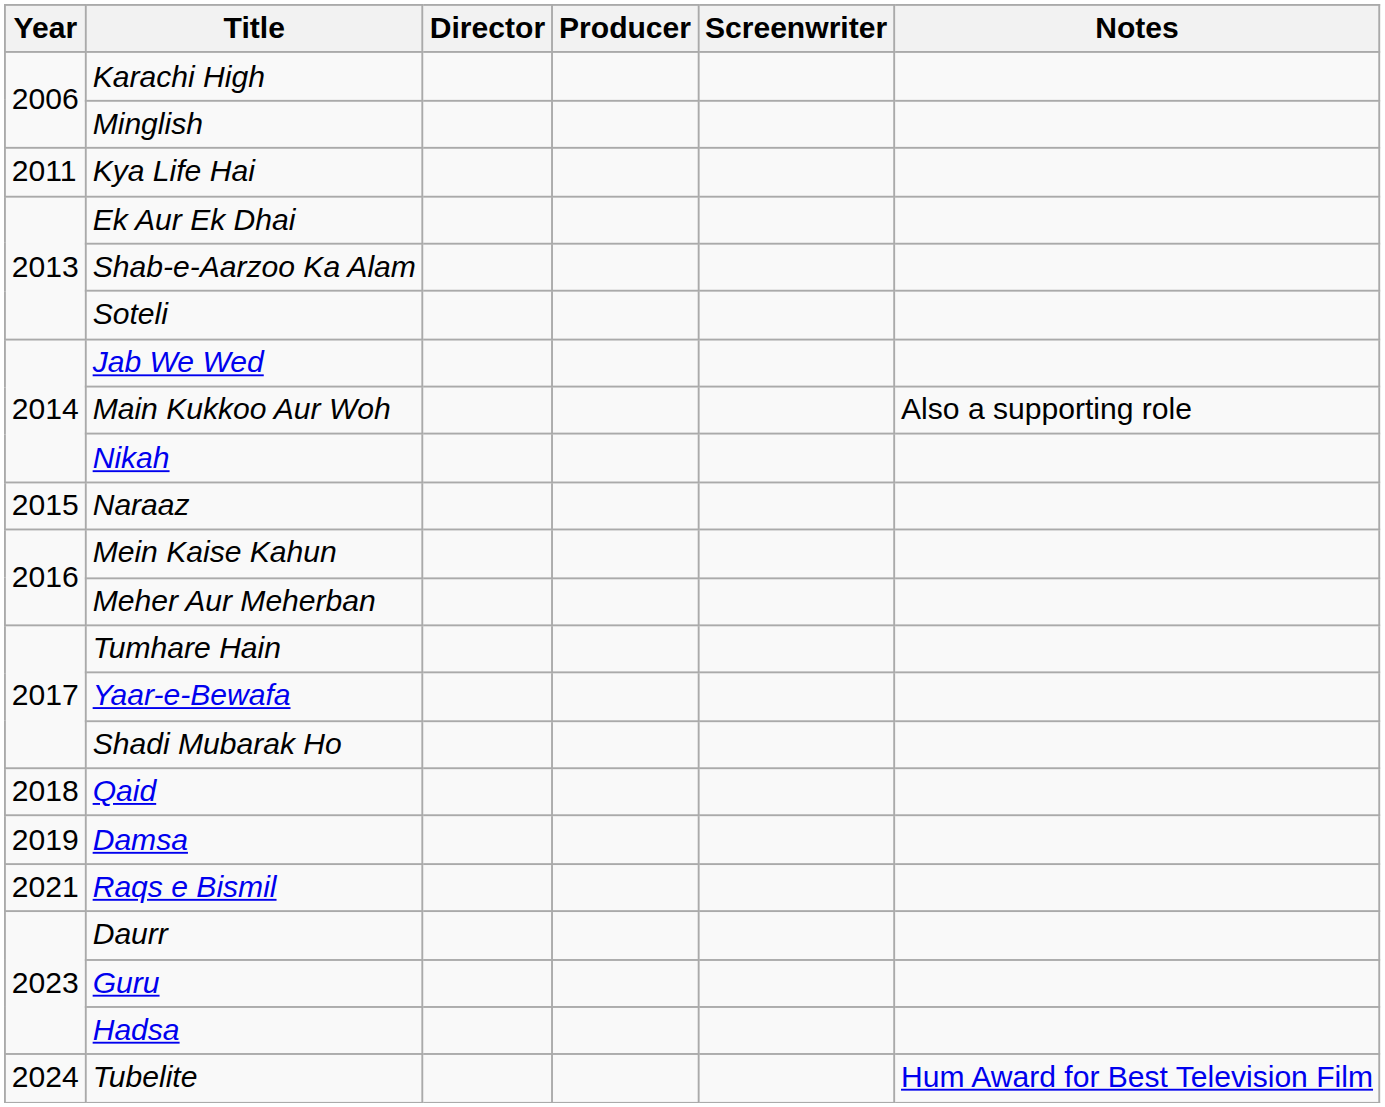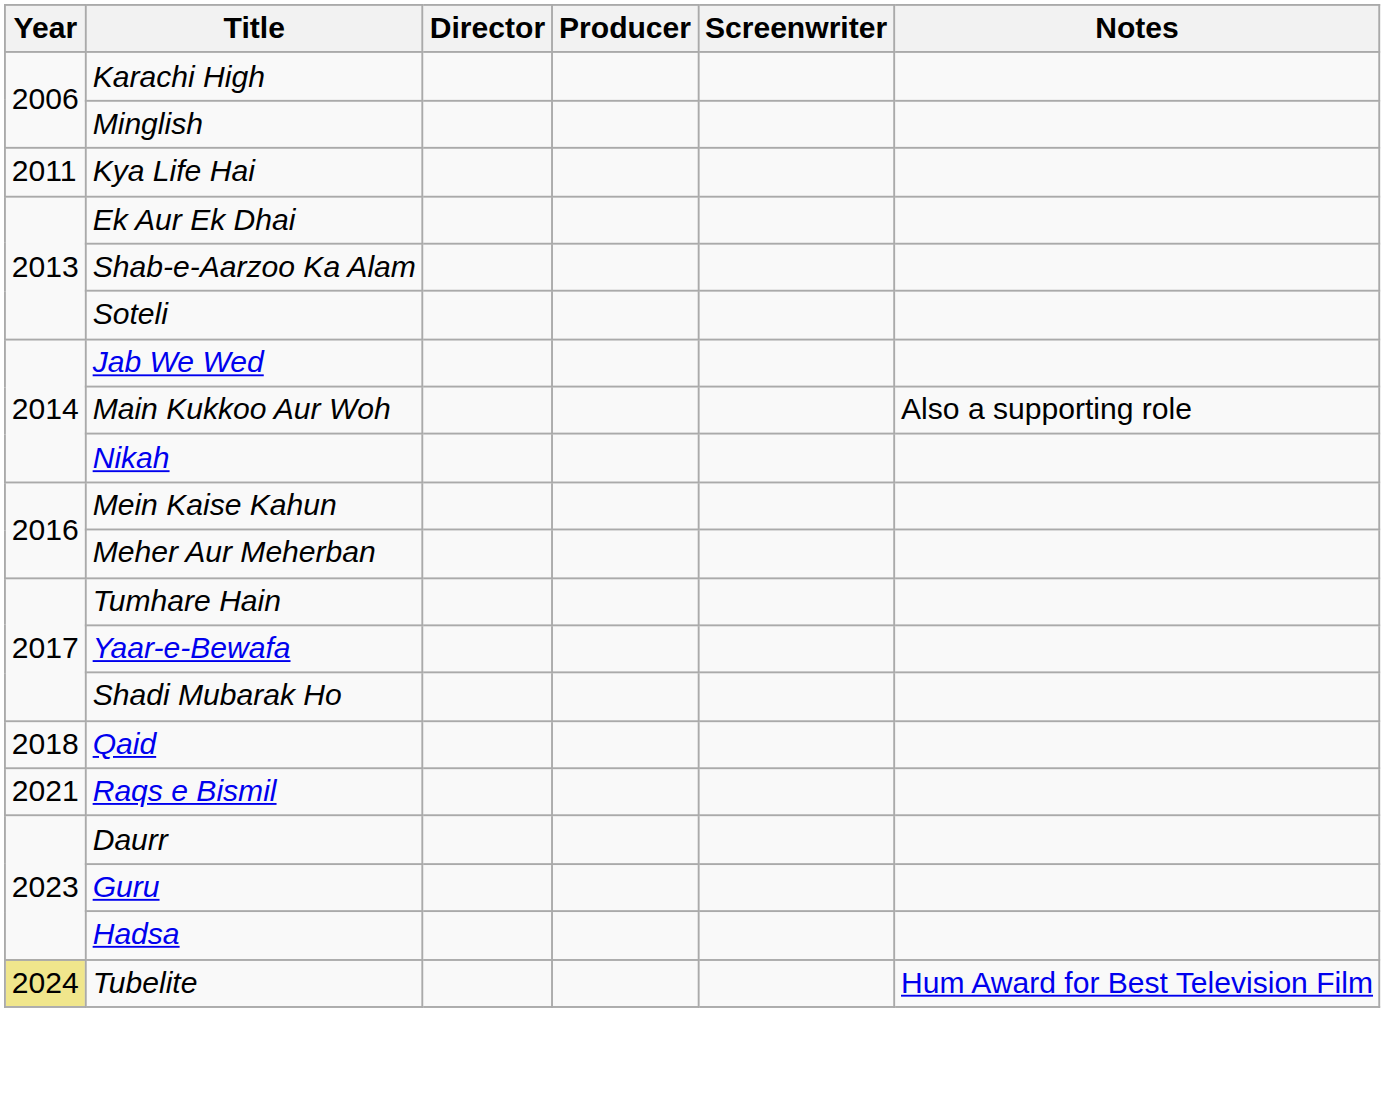- row: (141, 505)
- row: (140, 839)
(45, 1077) no background -> (45, 982) khaki background
